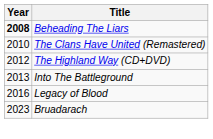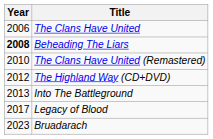+ row: (87, 28)
(18, 93) 2016 -> (18, 110) 2017
